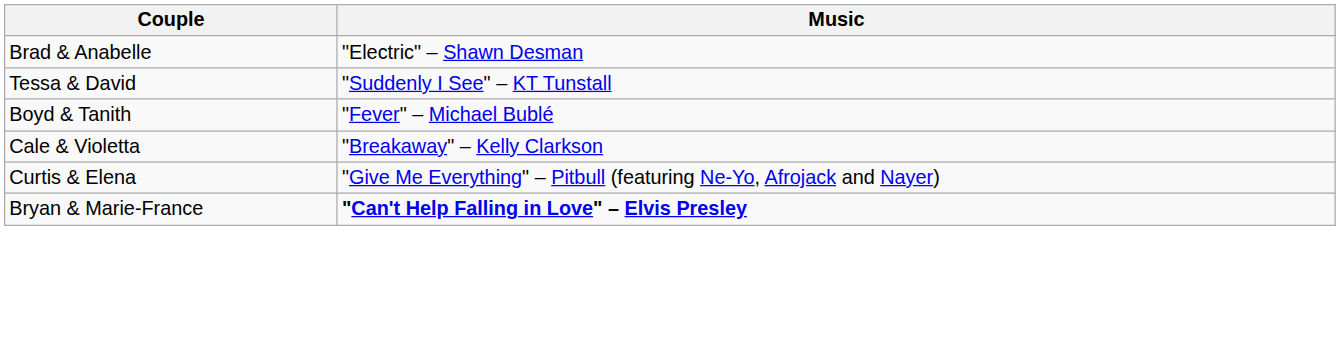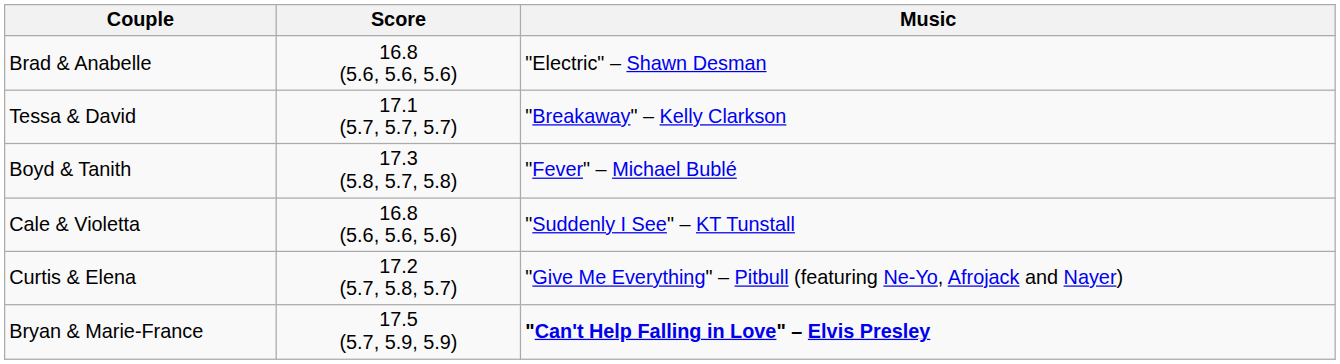+ column: (398, 20)
(477, 83) "Suddenly I See" – KT Tunstall -> (656, 116) "Breakaway" – Kelly Clarkson
(472, 146) "Breakaway" – Kelly Clarkson -> (660, 224) "Suddenly I See" – KT Tunstall
